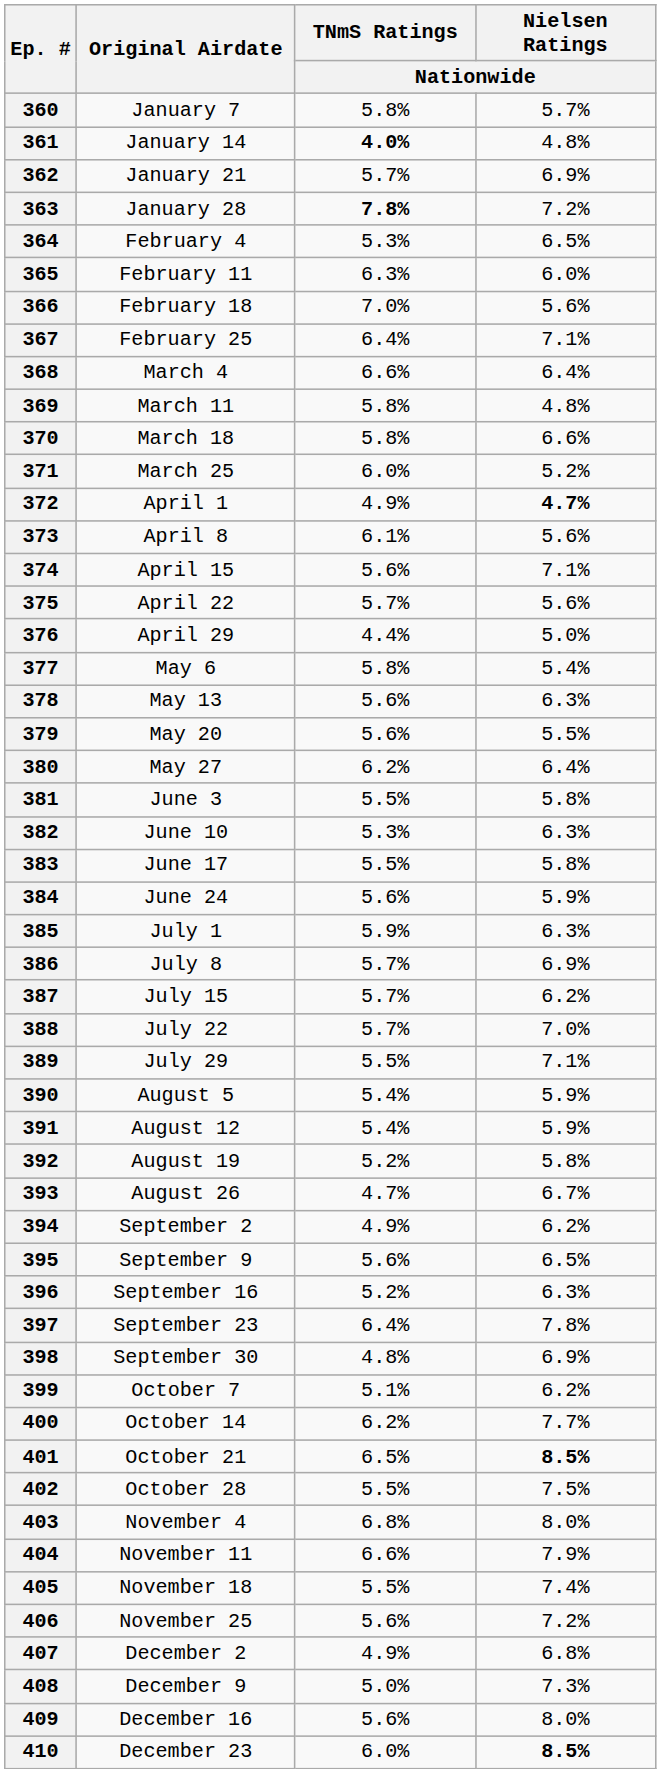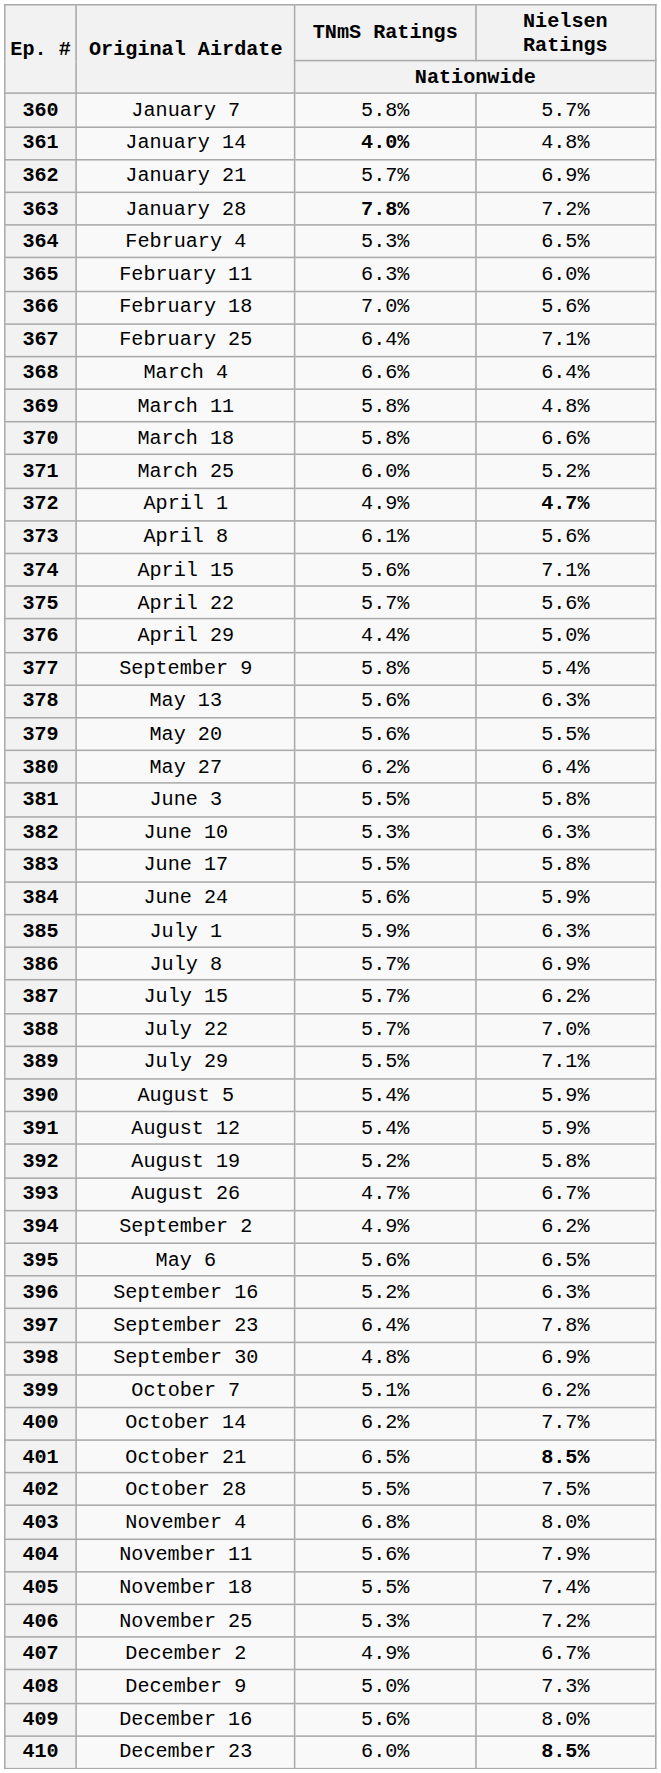(186, 668) May 6 -> (186, 668) September 9
(186, 1260) September 9 -> (186, 1260) May 6
(385, 1555) 6.6% -> (385, 1555) 5.6%
(385, 1621) 5.6% -> (385, 1621) 5.3%
(565, 1654) 6.8% -> (565, 1654) 6.7%
